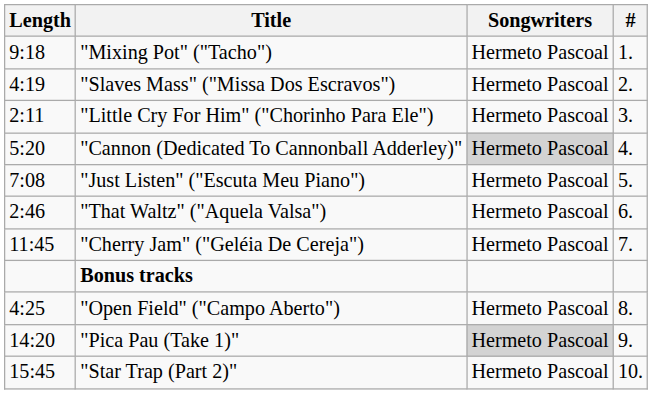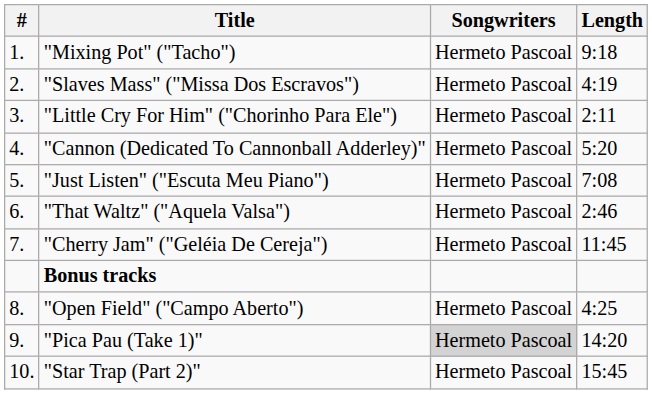columns swapped: (630, 20) <-> (40, 20)
(540, 148) lightgrey background -> (504, 148) no background
